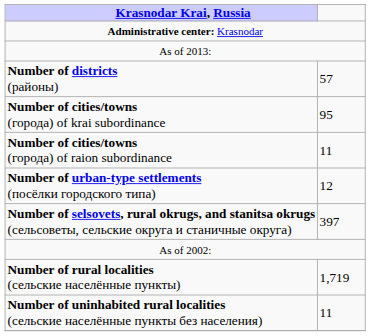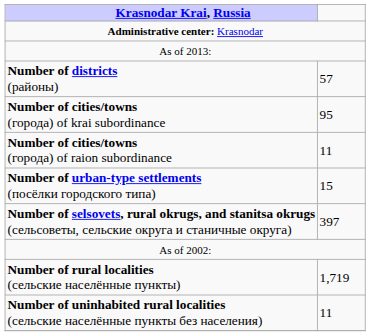(326, 185) 12 -> (326, 185) 15
